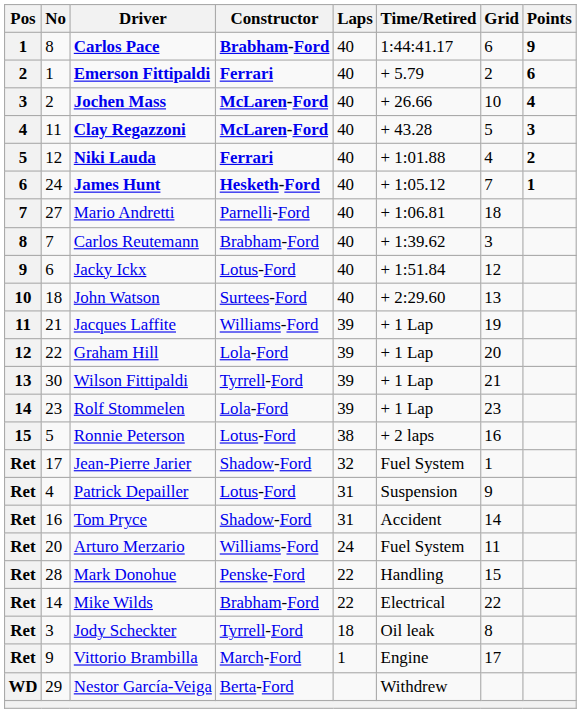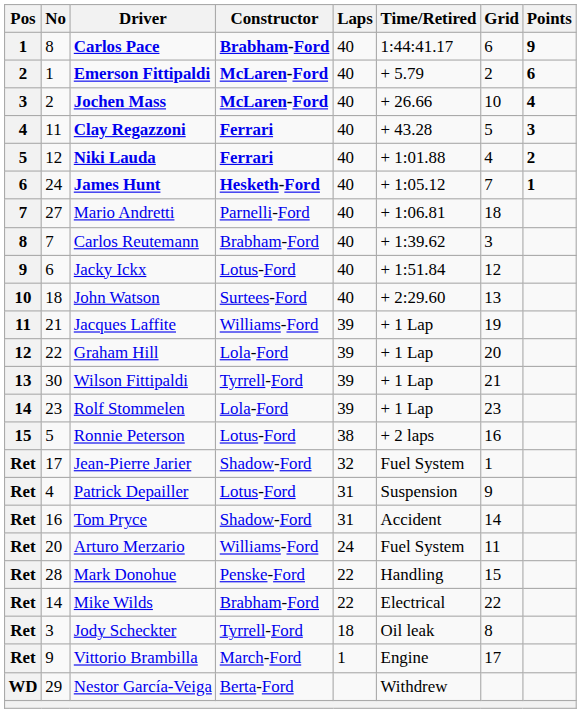(246, 74) Ferrari -> (274, 74) McLaren-Ford
(274, 129) McLaren-Ford -> (246, 129) Ferrari
